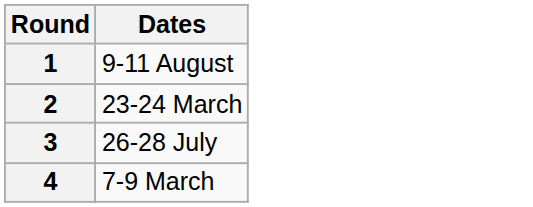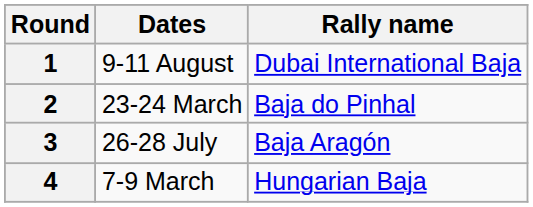+ column: (388, 24)
